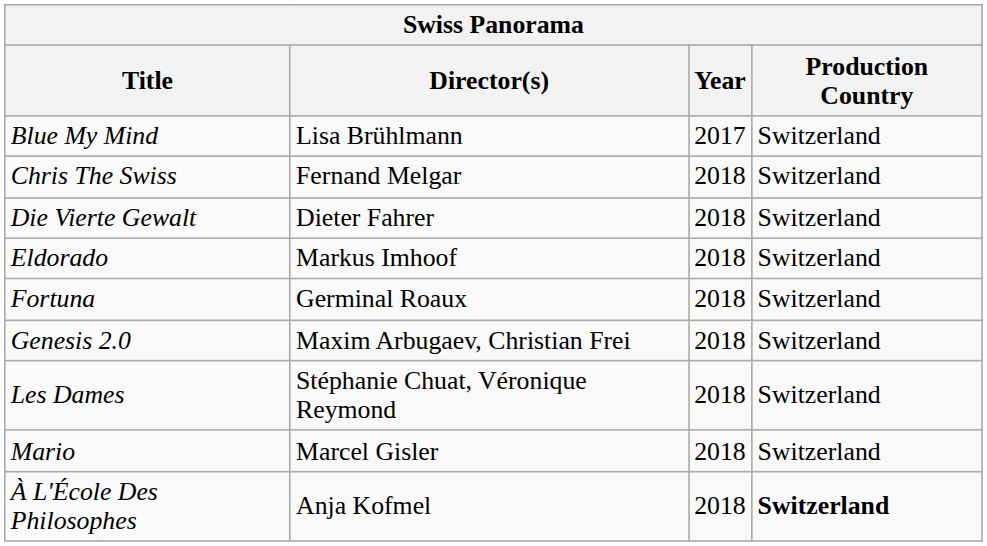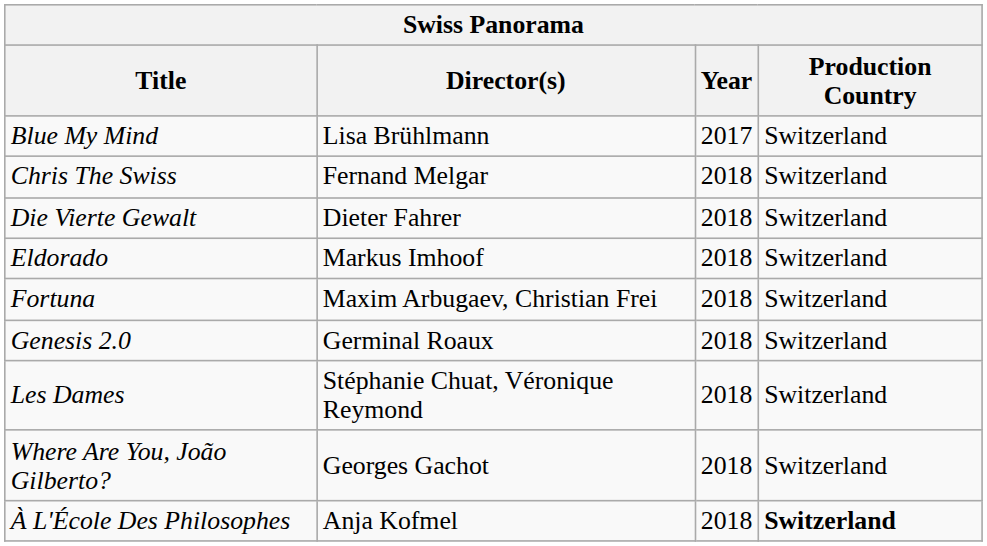(382, 299) Germinal Roaux -> (490, 299) Maxim Arbugaev, Christian Frei
(463, 339) Maxim Arbugaev, Christian Frei -> (408, 339) Germinal Roaux
- row: (43, 450)
+ row: (119, 465)
